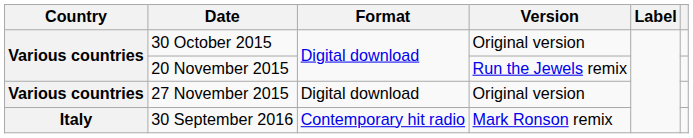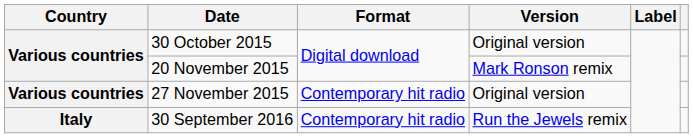(550, 68) Run the Jewels remix -> (543, 68) Mark Ronson remix
(360, 94) Digital download -> (383, 94) Contemporary hit radio
(543, 119) Mark Ronson remix -> (550, 119) Run the Jewels remix
